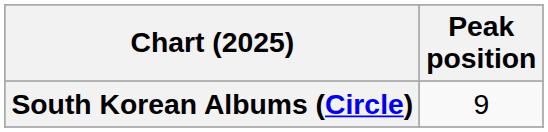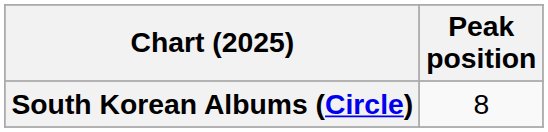(481, 103) 9 -> (481, 103) 8
